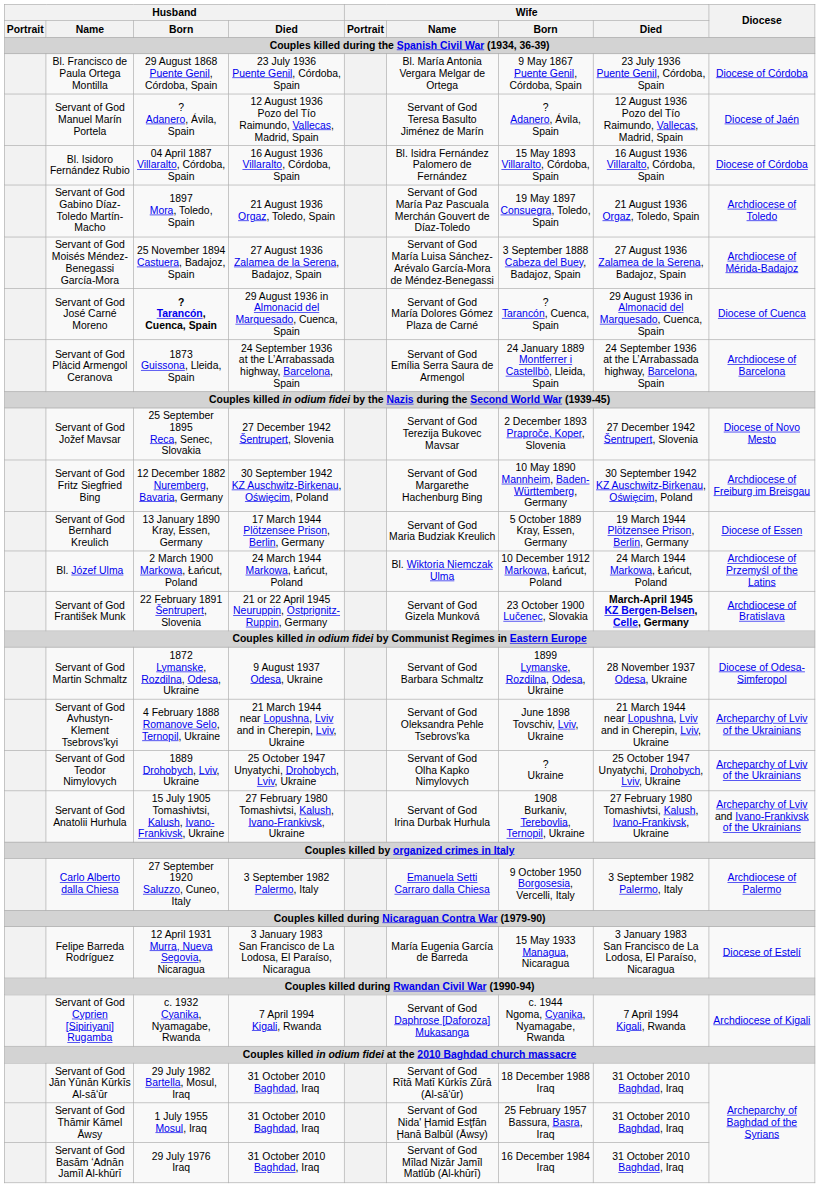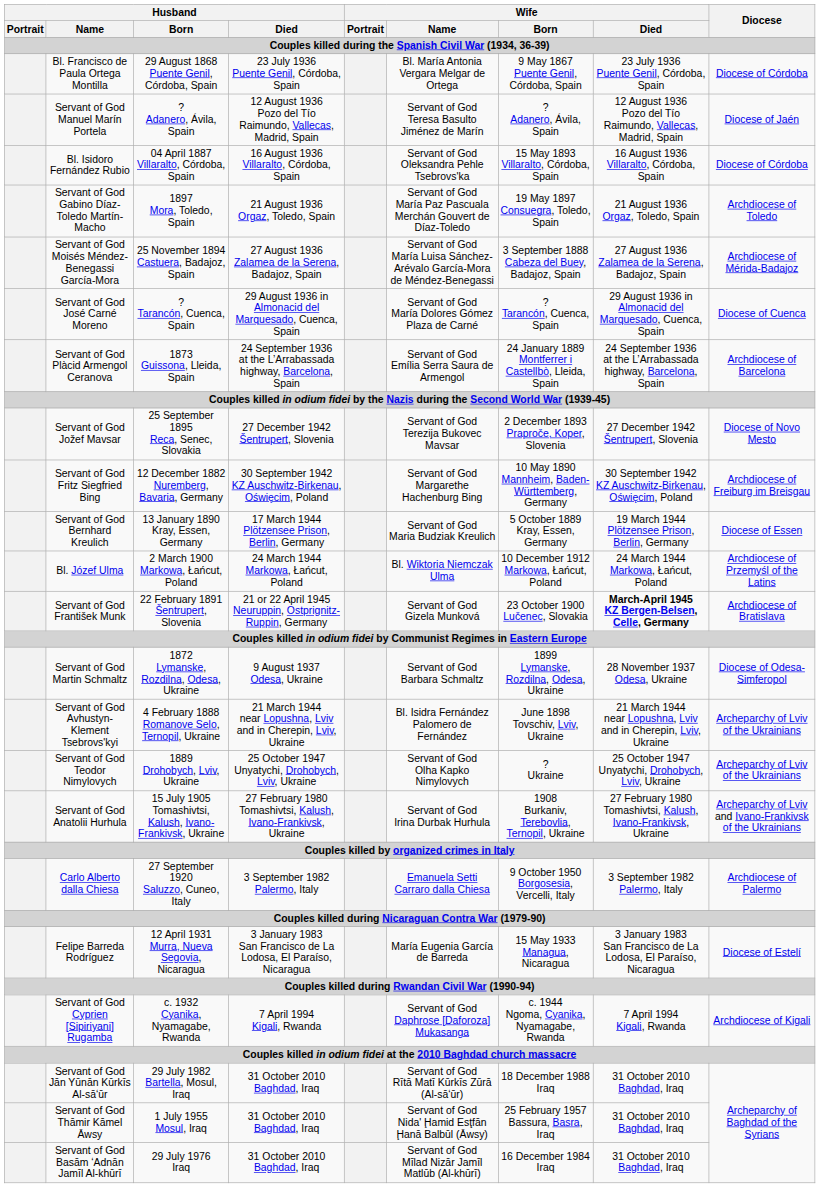(442, 165) Bl. Isidra Fernández Palomero de Fernández -> (442, 165) Servant of God Oleksandra Pehle Tsebrovs'ka
(181, 314) bold -> (181, 314) normal
(442, 724) Servant of God Oleksandra Pehle Tsebrovs'ka -> (442, 724) Bl. Isidra Fernández Palomero de Fernández
